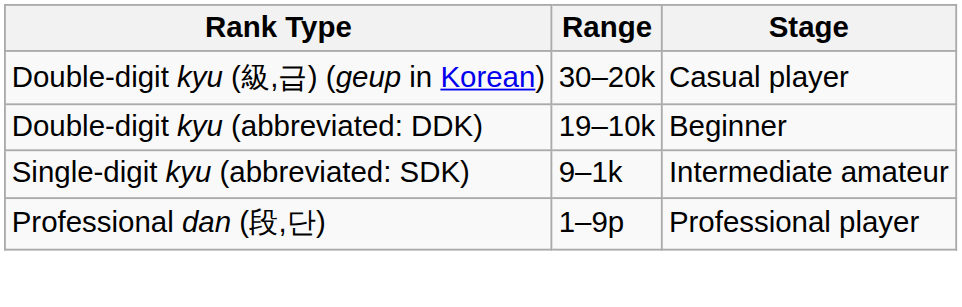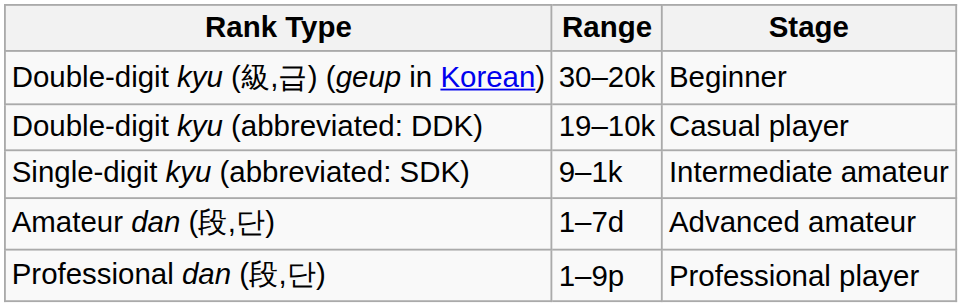(759, 77) Casual player -> (728, 77) Beginner
(728, 126) Beginner -> (759, 126) Casual player
+ row: (143, 221)
